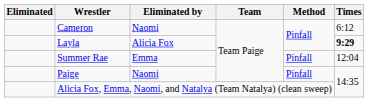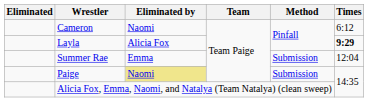(299, 58) Pinfall -> (295, 58) Submission
(145, 74) no background -> (141, 74) khaki background
(299, 74) Pinfall -> (295, 74) Submission
